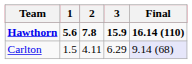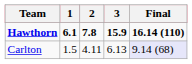(70, 31) 5.6 -> (70, 31) 6.1
(117, 49) 6.29 -> (117, 49) 6.13
